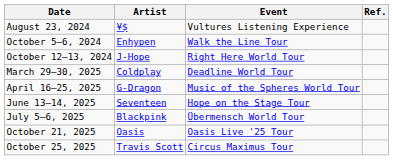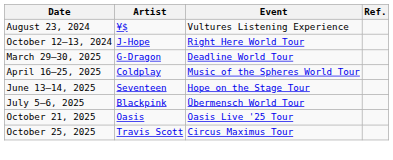- row: (54, 42)
(139, 72) Coldplay -> (139, 57) G-Dragon
(139, 87) G-Dragon -> (139, 72) Coldplay
